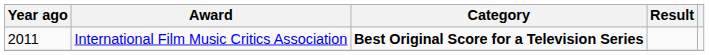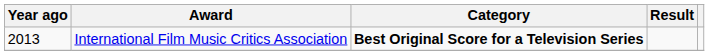(23, 38) 2011 -> (24, 38) 2013
